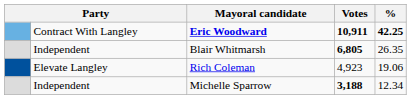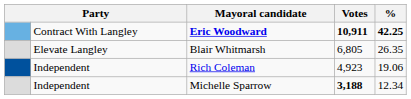(62, 49) Independent -> (71, 49) Elevate Langley
(350, 49) bold -> (350, 49) normal
(71, 67) Elevate Langley -> (62, 67) Independent
